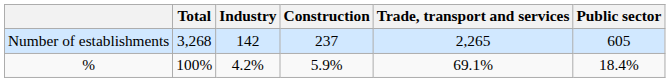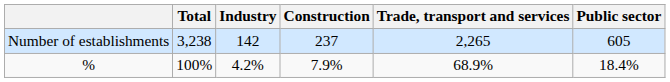(194, 41) 3,268 -> (194, 41) 3,238
(327, 65) 5.9% -> (327, 65) 7.9%
(473, 65) 69.1% -> (473, 65) 68.9%
